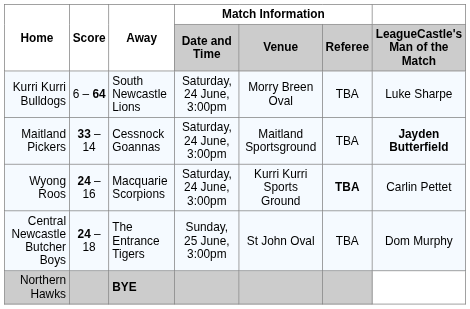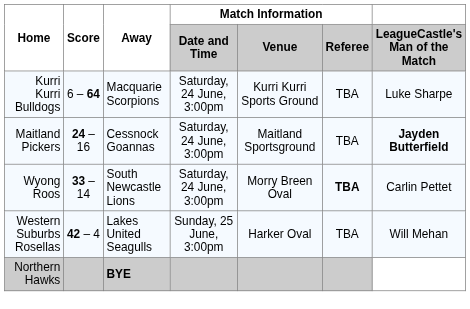(140, 94) South Newcastle Lions -> (134, 94) Macquarie Scorpions
(281, 94) Morry Breen Oval -> (280, 94) Kurri Kurri Sports Ground
(89, 141) 33 – 14 -> (83, 141) 24 – 16
(89, 187) 24 – 16 -> (83, 187) 33 – 14
(140, 187) Macquarie Scorpions -> (134, 187) South Newcastle Lions
(281, 187) Kurri Kurri Sports Ground -> (280, 187) Morry Breen Oval
+ row: (38, 234)
- row: (39, 240)
